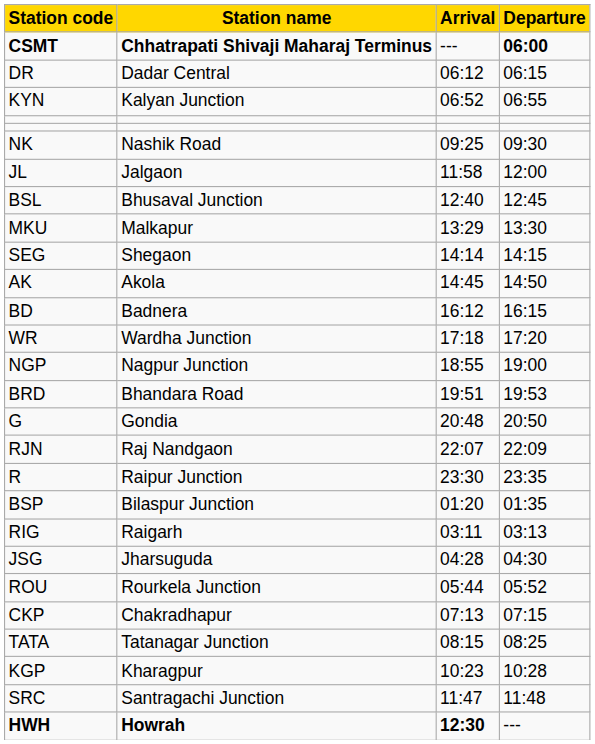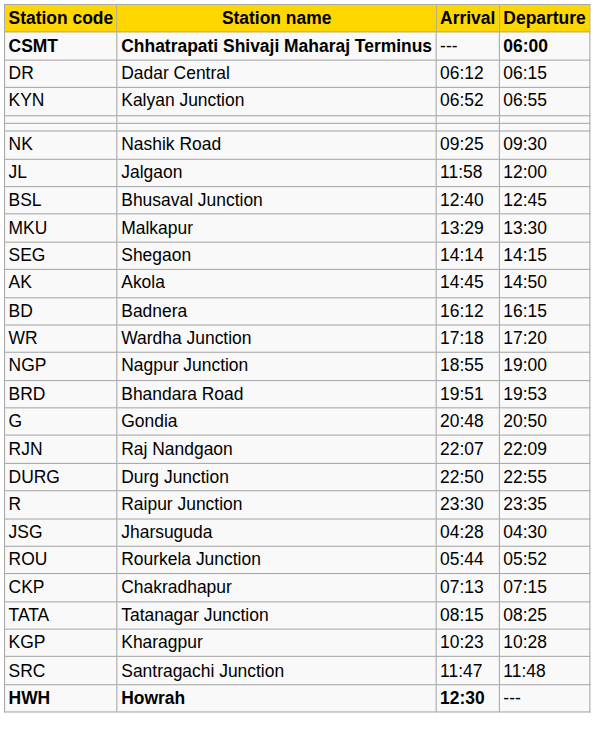+ row: (34, 476)
- row: (26, 504)
- row: (24, 532)
